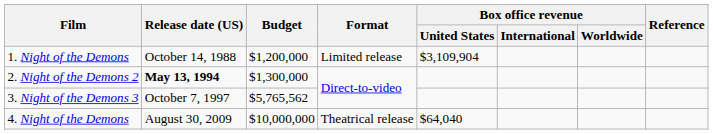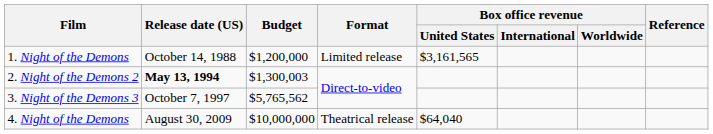(449, 56) $3,109,904 -> (449, 56) $3,161,565
(279, 77) $1,300,000 -> (279, 77) $1,300,003
